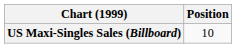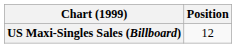(208, 33) 10 -> (208, 33) 12
